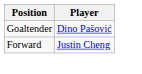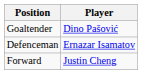+ row: (33, 45)
